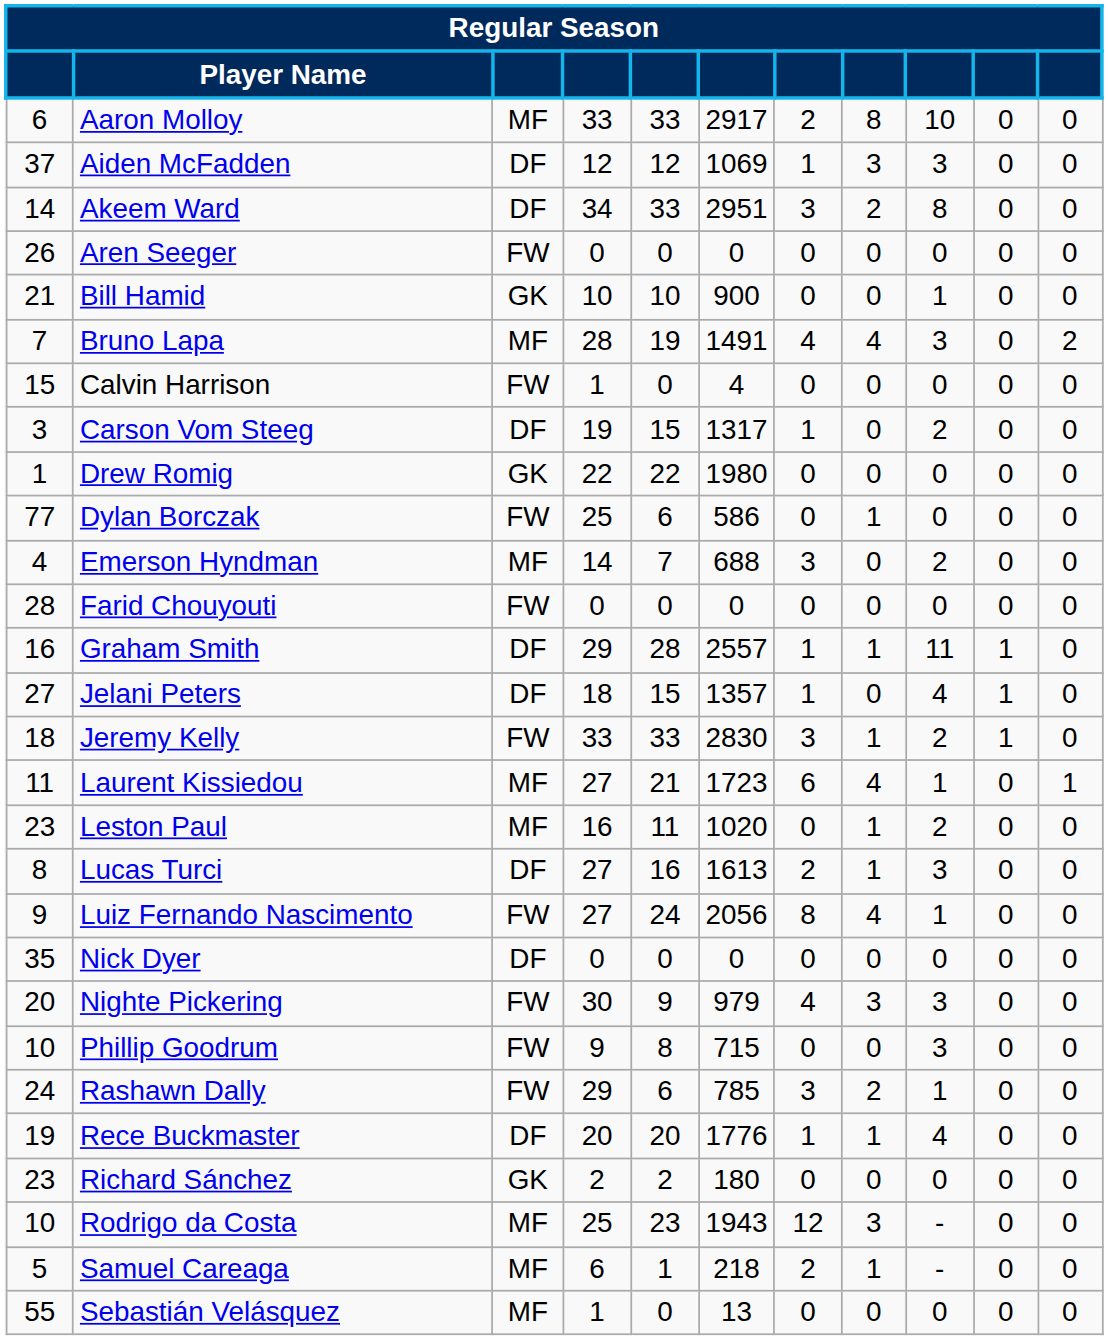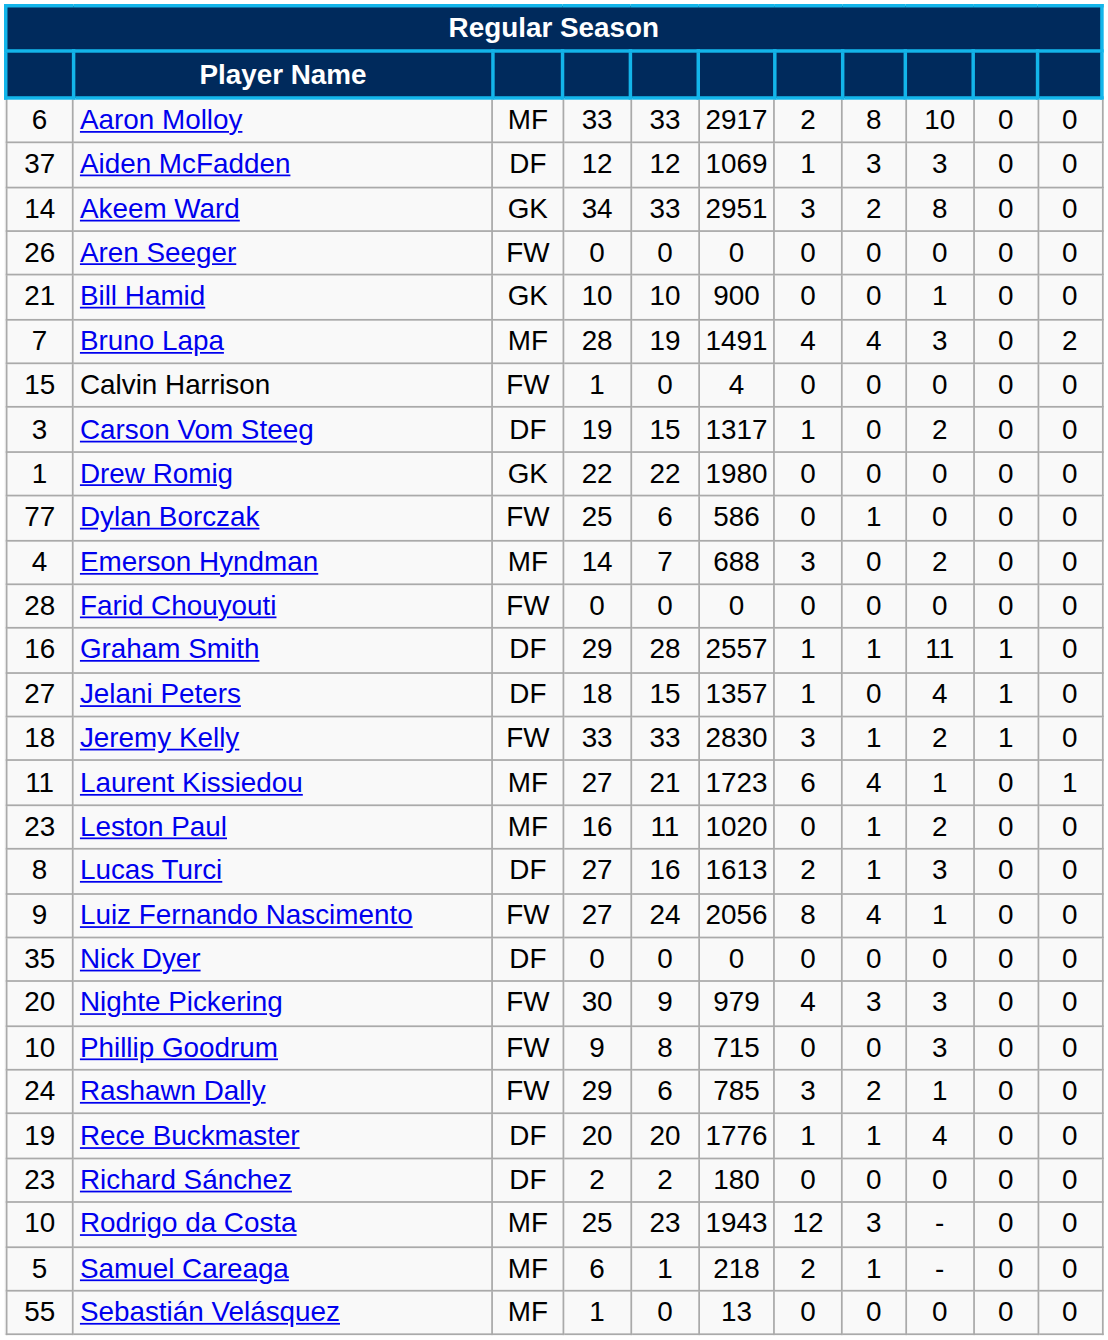(528, 208) DF -> (528, 208) GK
(528, 1179) GK -> (528, 1179) DF
